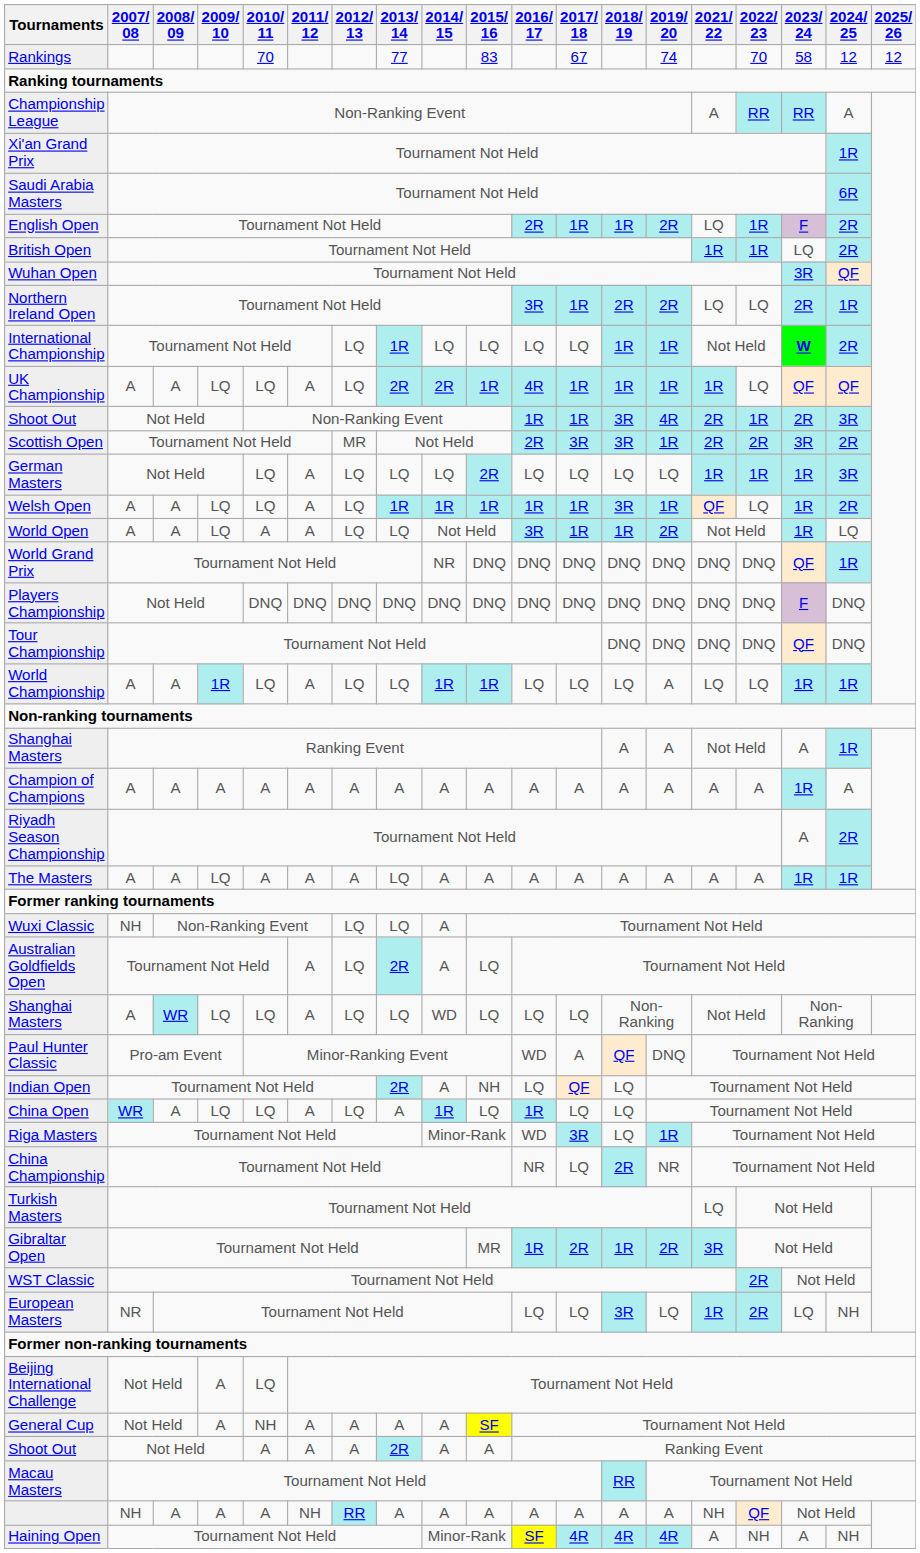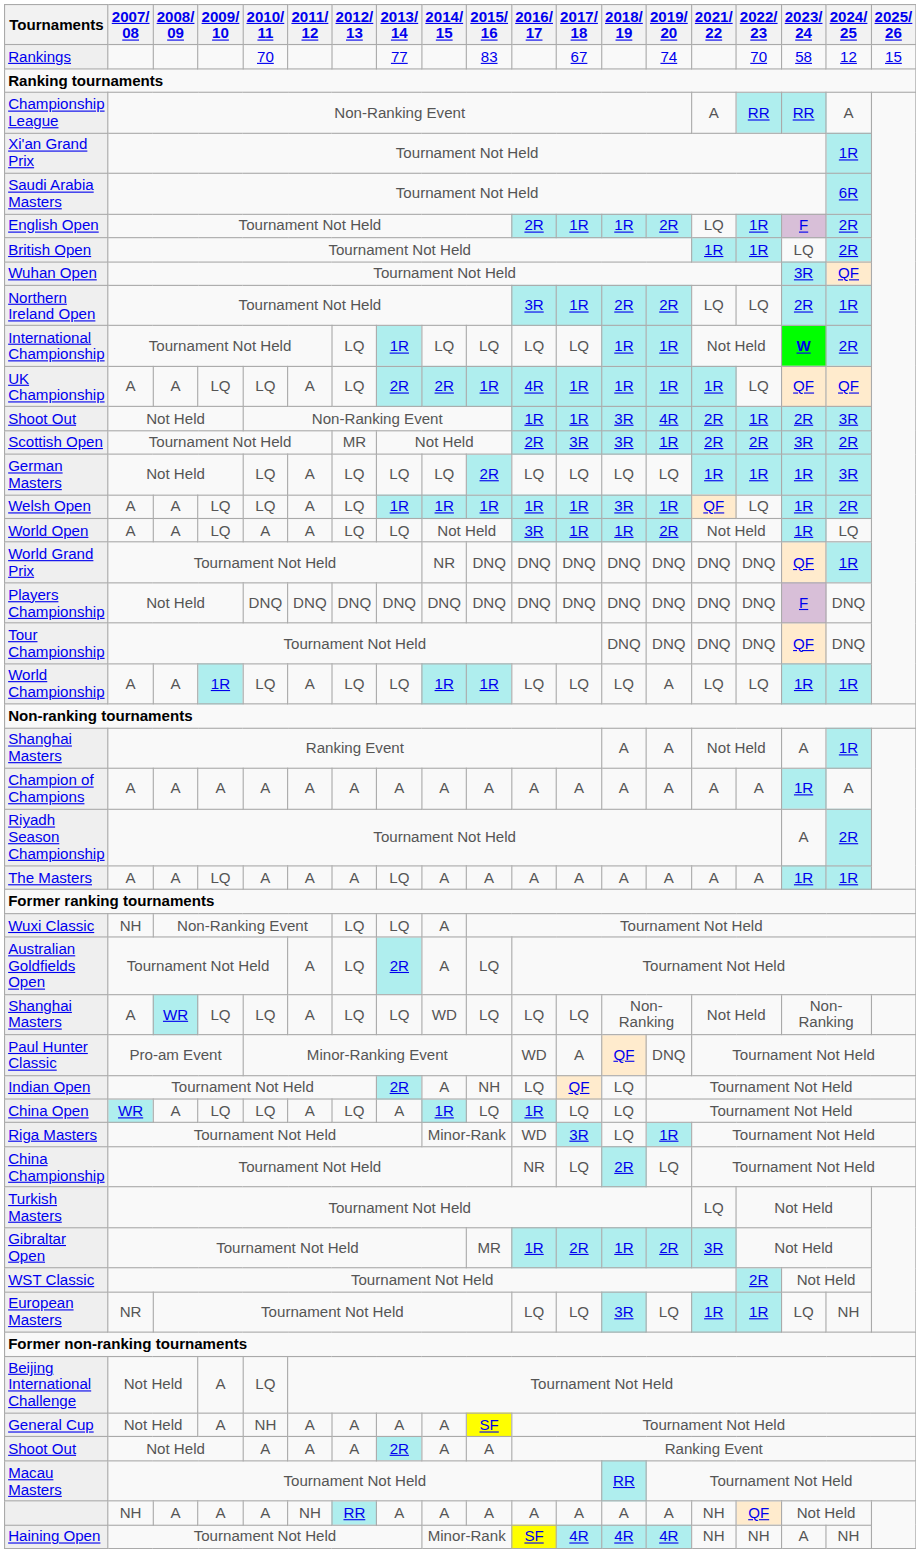(893, 56) 12 -> (893, 56) 15
(669, 1166) NR -> (669, 1166) LQ
(759, 1312) 2R -> (759, 1312) 1R
(714, 1536) A -> (714, 1536) NH
